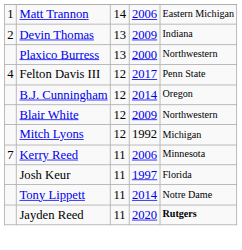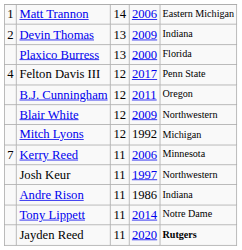(190, 54) Northwestern -> (177, 54) Florida
(145, 94) 2014 -> (144, 94) 2011
(177, 174) Florida -> (190, 174) Northwestern
+ row: (52, 194)
